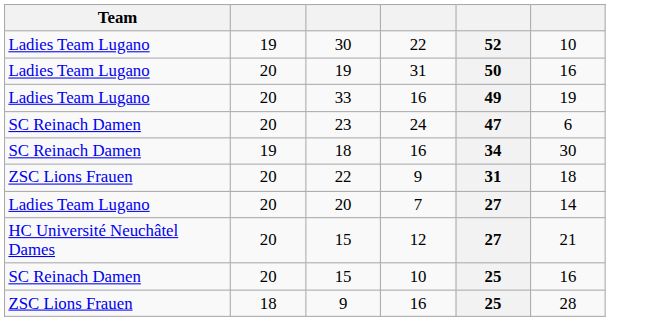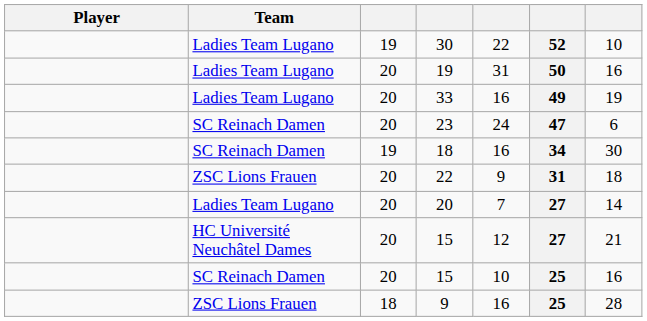+ column: (97, 17)
